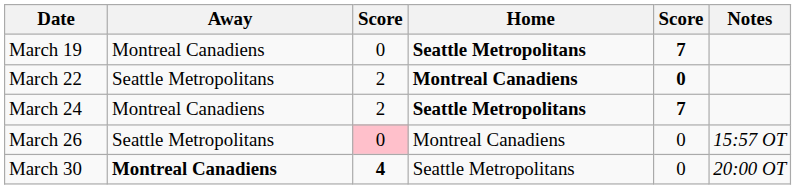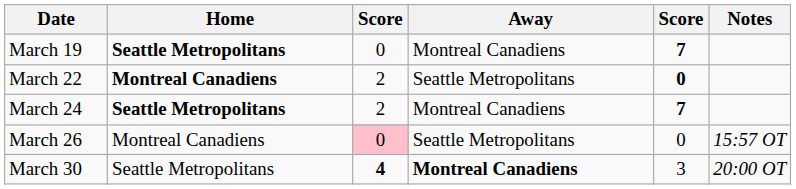columns swapped: (230, 19) <-> (531, 19)
(681, 169) 0 -> (681, 169) 3
